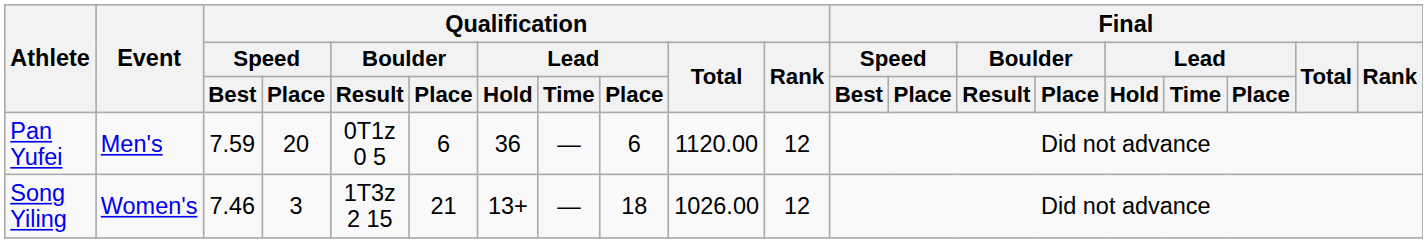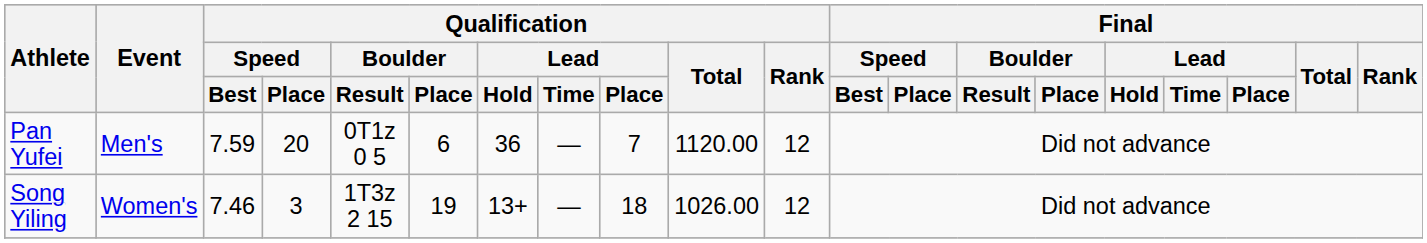(634, 144) 6 -> (634, 144) 7
(443, 207) 21 -> (443, 207) 19
